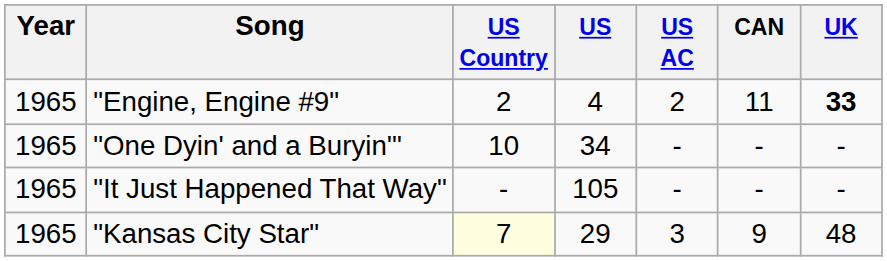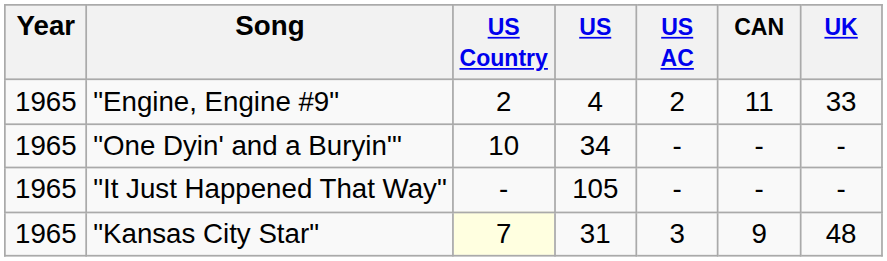(841, 101) bold -> (841, 101) normal
(595, 233) 29 -> (595, 233) 31
